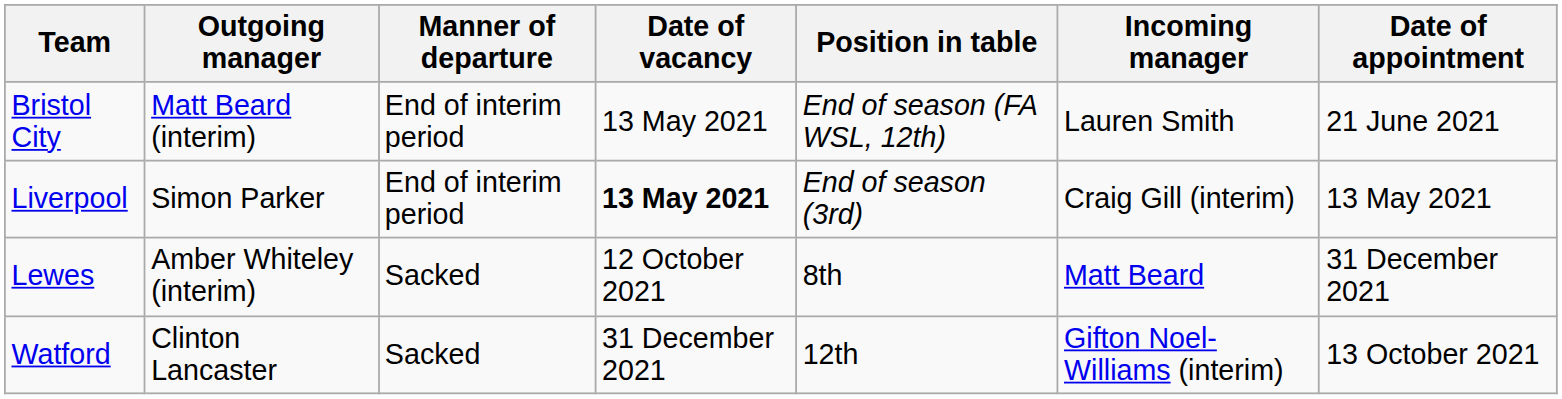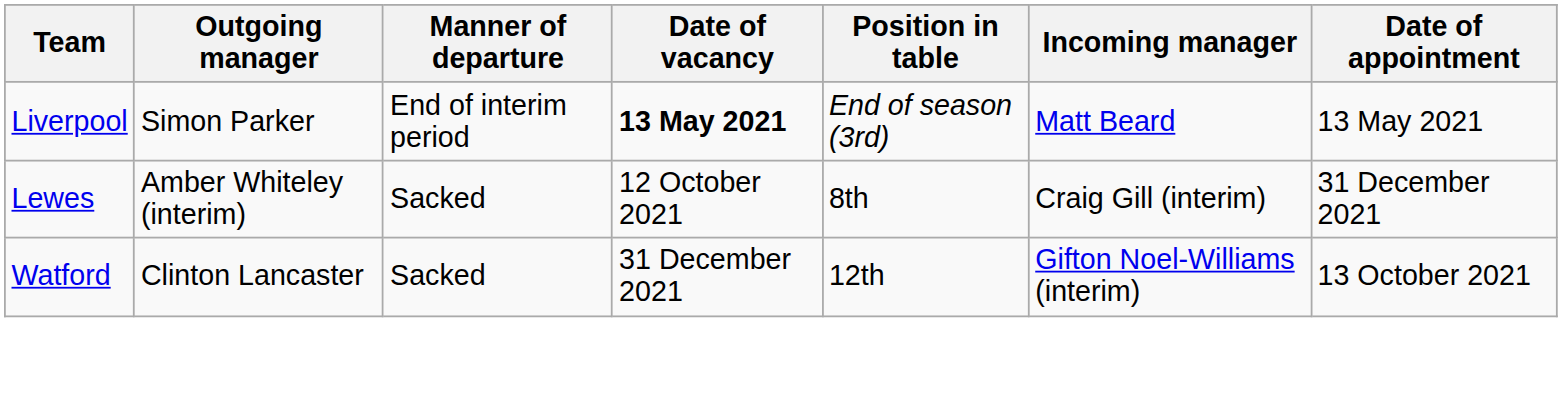- row: (51, 120)
(1179, 198) Craig Gill (interim) -> (1105, 120) Matt Beard
(1134, 276) Matt Beard -> (1151, 198) Craig Gill (interim)
